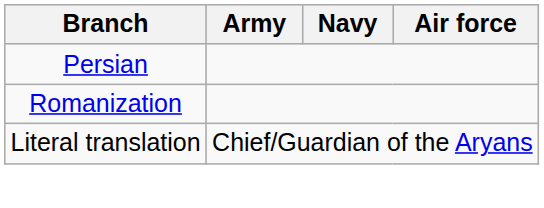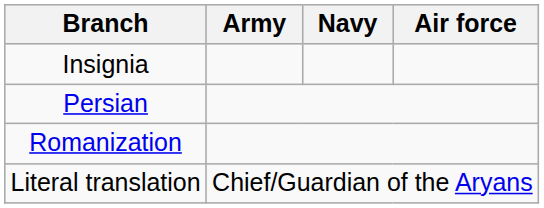+ row: (106, 63)
